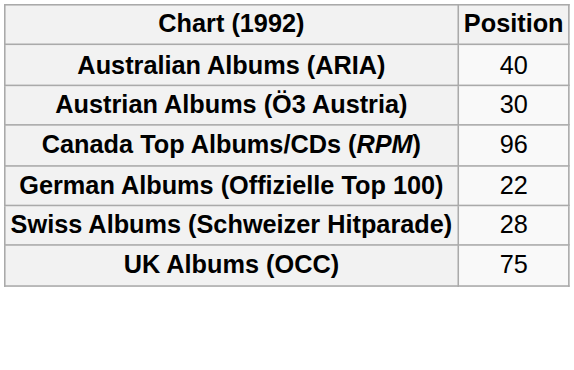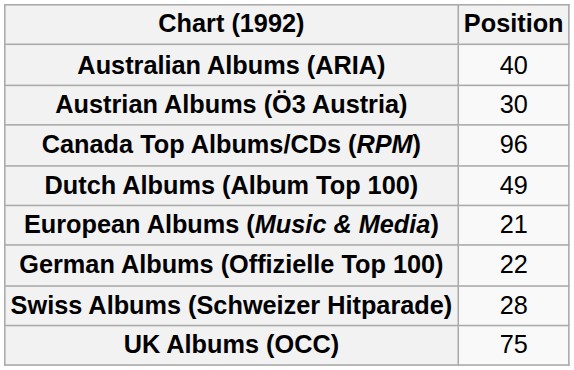+ row: (231, 184)
+ row: (231, 225)
